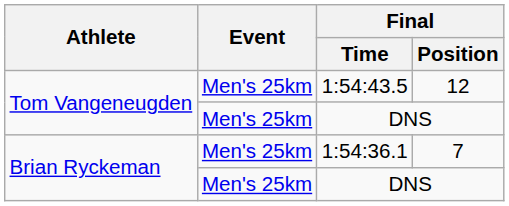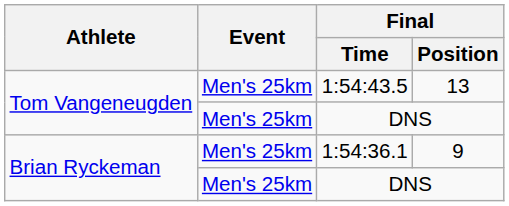(458, 86) 12 -> (458, 86) 13
(458, 152) 7 -> (458, 152) 9
